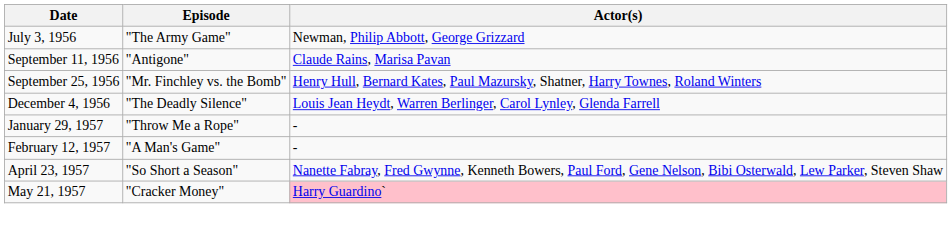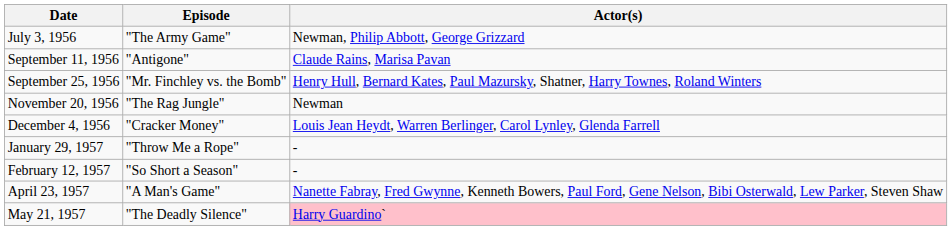+ row: (63, 103)
(186, 103) "The Deadly Silence" -> (175, 125) "Cracker Money"
(173, 147) "A Man's Game" -> (182, 170) "So Short a Season"
(182, 170) "So Short a Season" -> (173, 192) "A Man's Game"
(175, 192) "Cracker Money" -> (186, 214) "The Deadly Silence"
